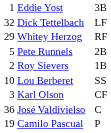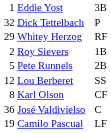(101, 22) LF -> (97, 22) P
rows swapped: (43, 66) <-> (45, 51)
(9, 80) 10 -> (9, 80) 12
(9, 95) 3 -> (9, 95) 8
(97, 124) P -> (101, 124) LF
